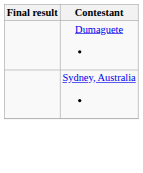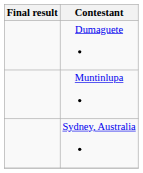+ row: (99, 89)
